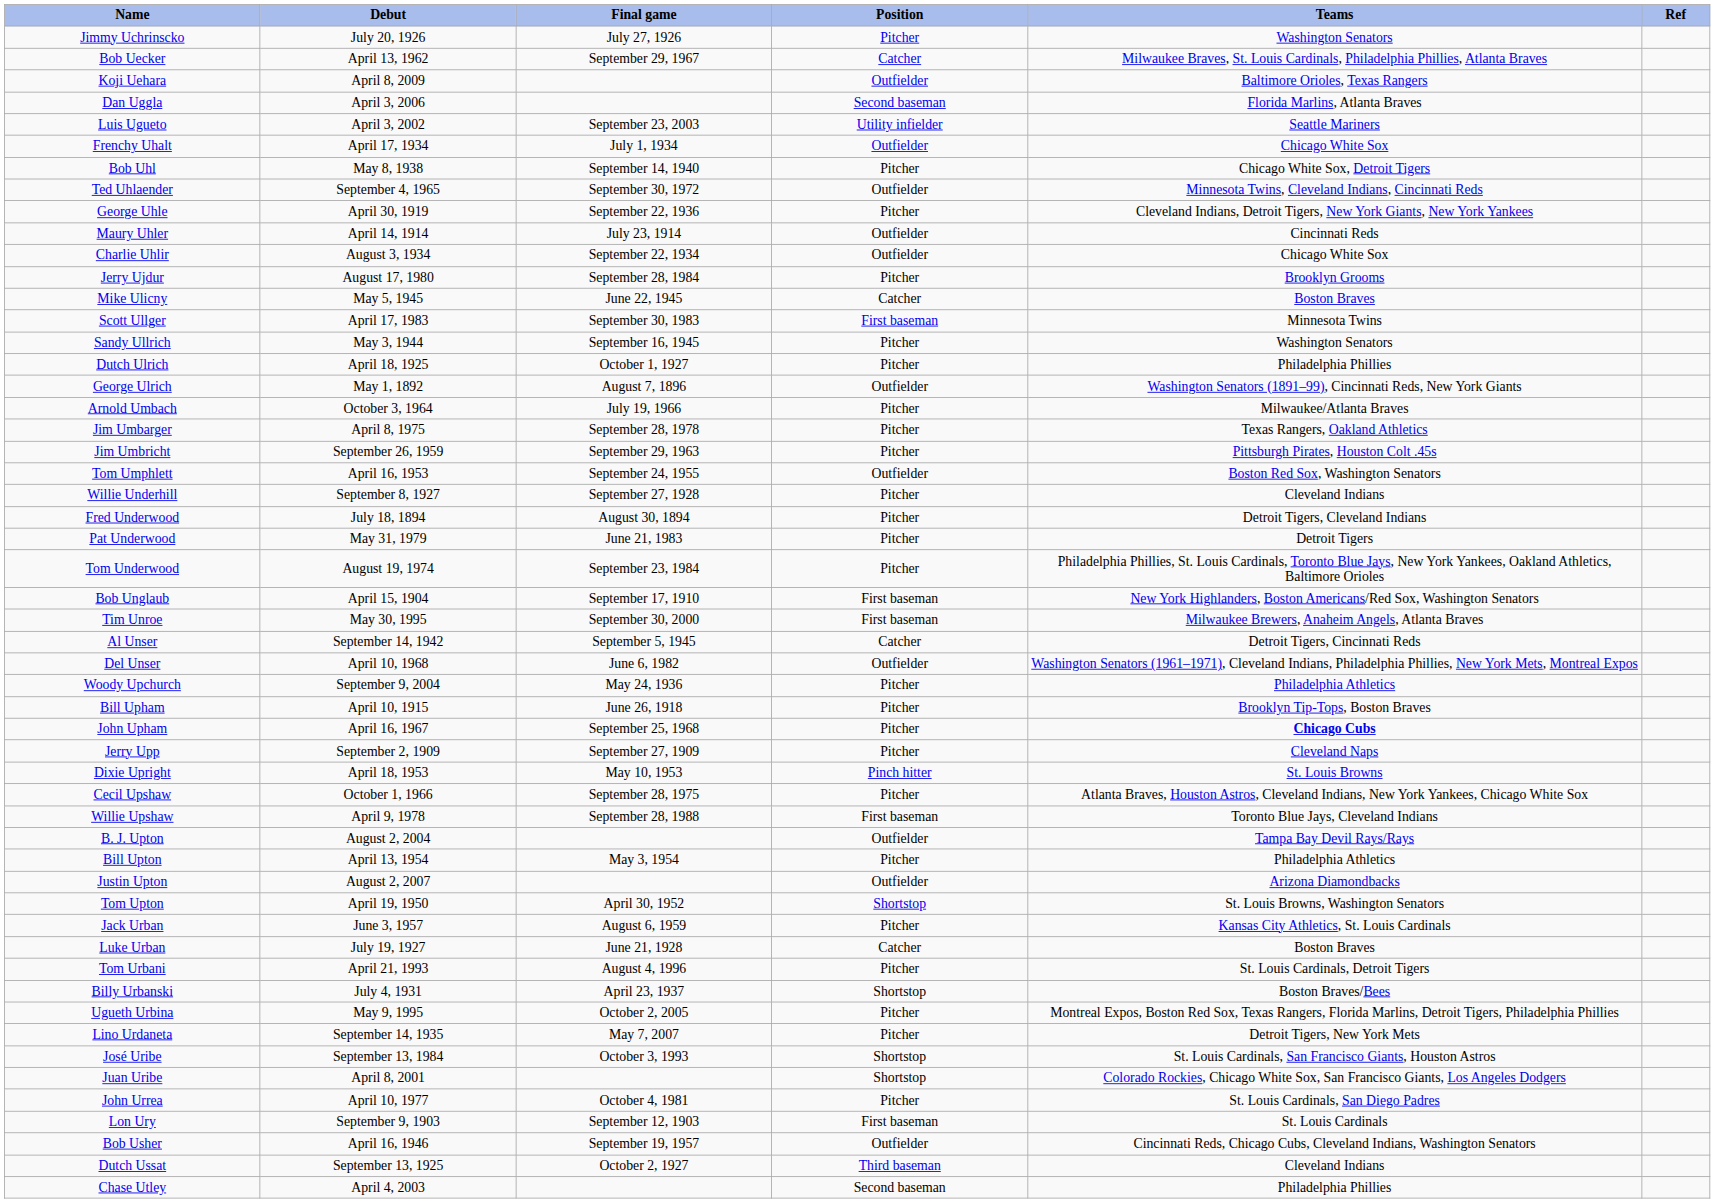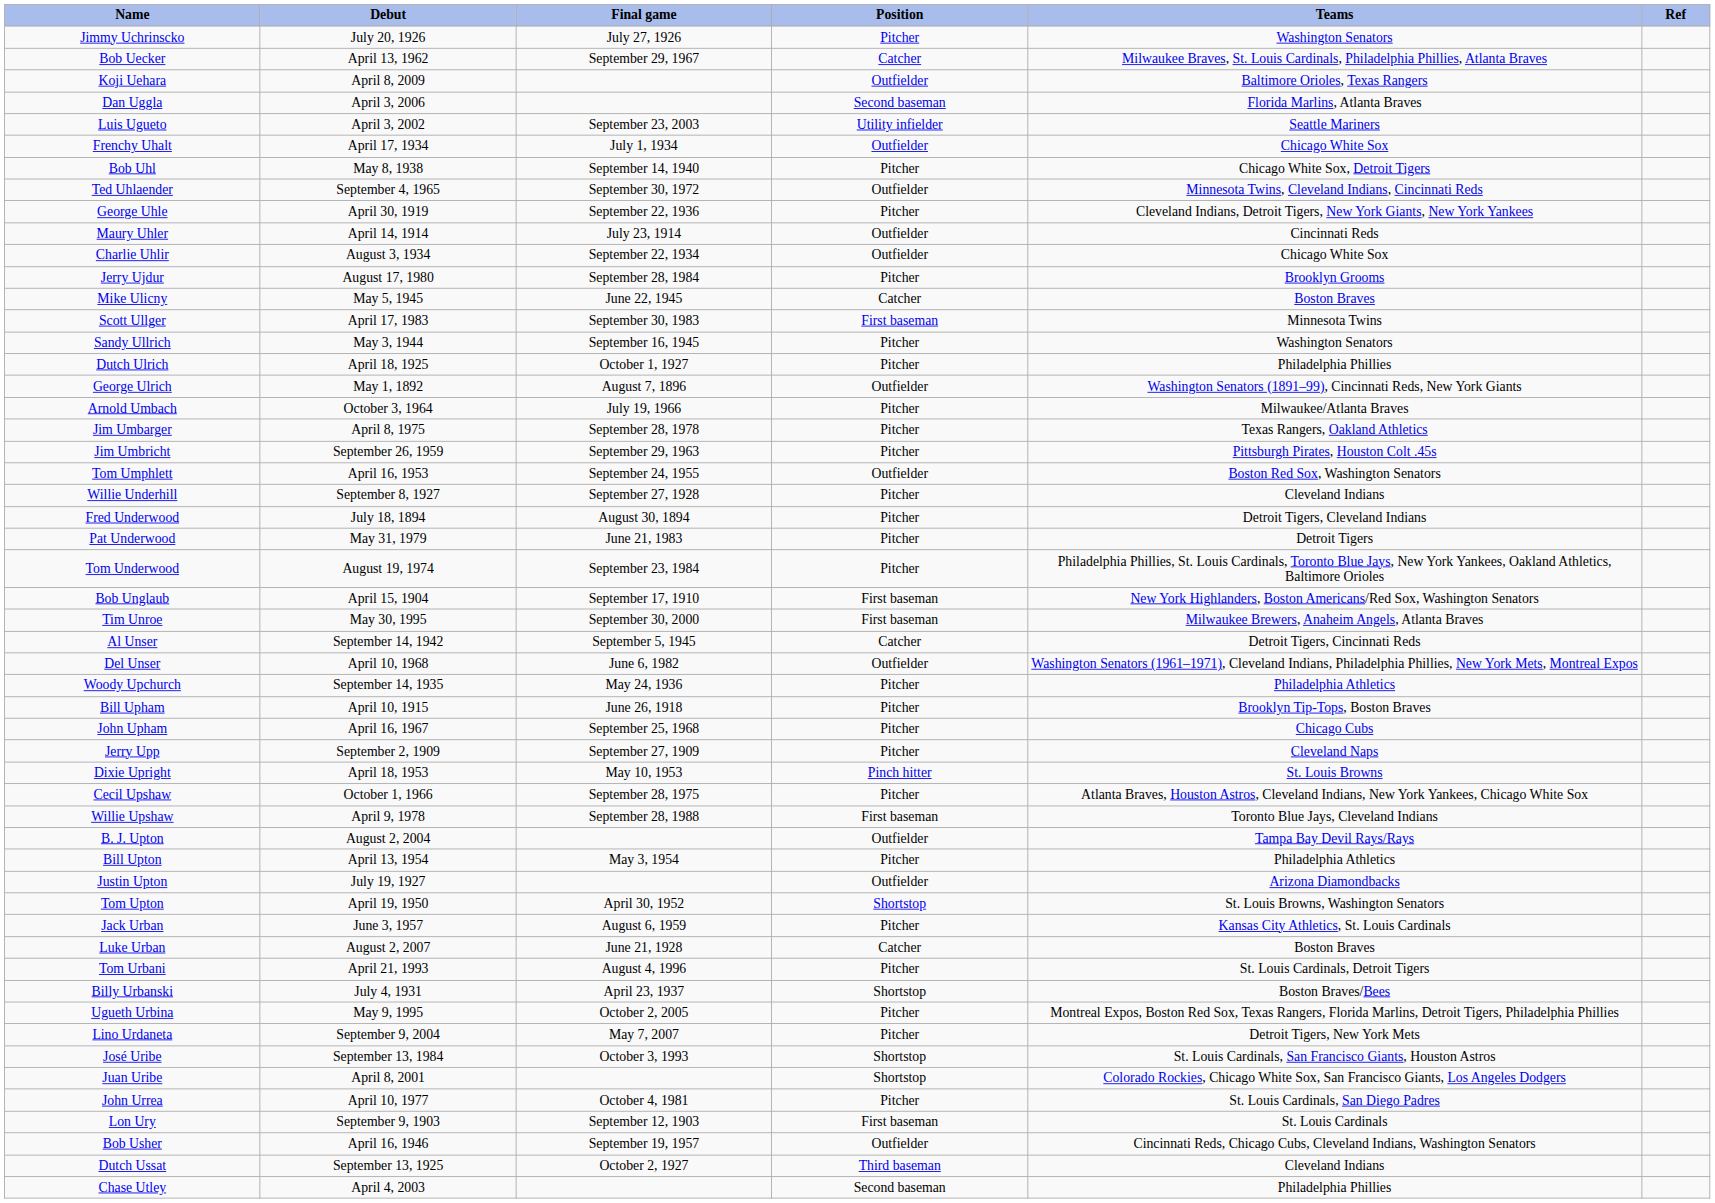(388, 685) September 9, 2004 -> (388, 685) September 14, 1935
(1335, 729) bold -> (1335, 729) normal
(388, 881) August 2, 2007 -> (388, 881) July 19, 1927
(388, 947) July 19, 1927 -> (388, 947) August 2, 2007
(388, 1034) September 14, 1935 -> (388, 1034) September 9, 2004
